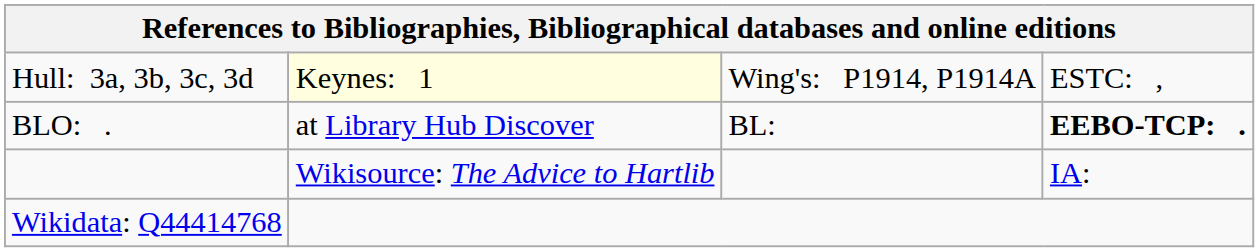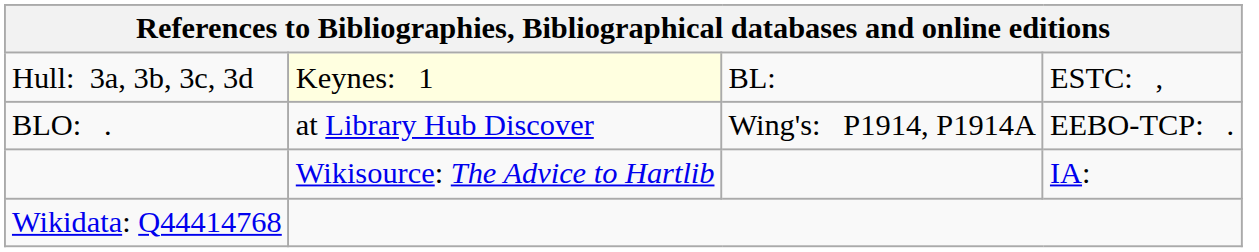(882, 76) Wing's: P1914, P1914A -> (752, 76) BL:
(752, 125) BL: -> (882, 125) Wing's: P1914, P1914A
(1148, 125) bold -> (1142, 125) normal
